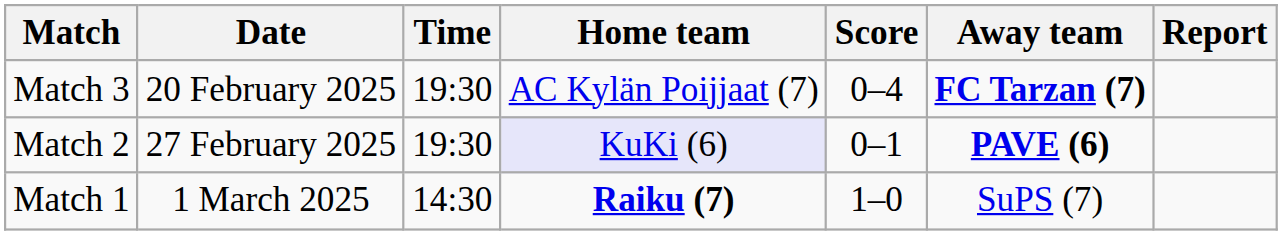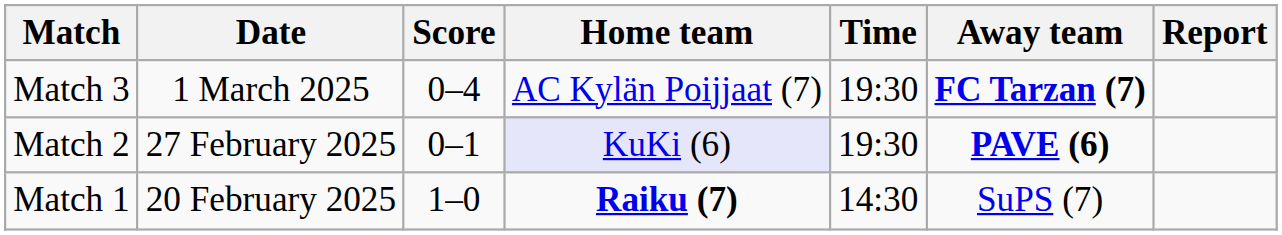columns swapped: (452, 32) <-> (877, 32)
(271, 88) 20 February 2025 -> (271, 88) 1 March 2025
(271, 199) 1 March 2025 -> (271, 199) 20 February 2025
